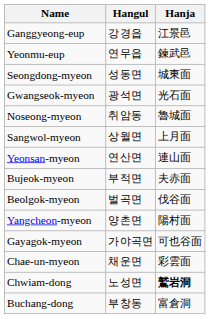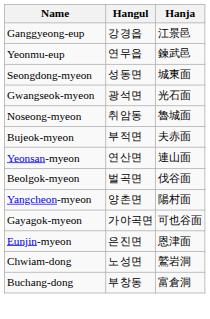- row: (44, 137)
rows swapped: (40, 178) <-> (43, 158)
+ row: (39, 241)
- row: (43, 262)
(175, 282) bold -> (175, 261) normal
